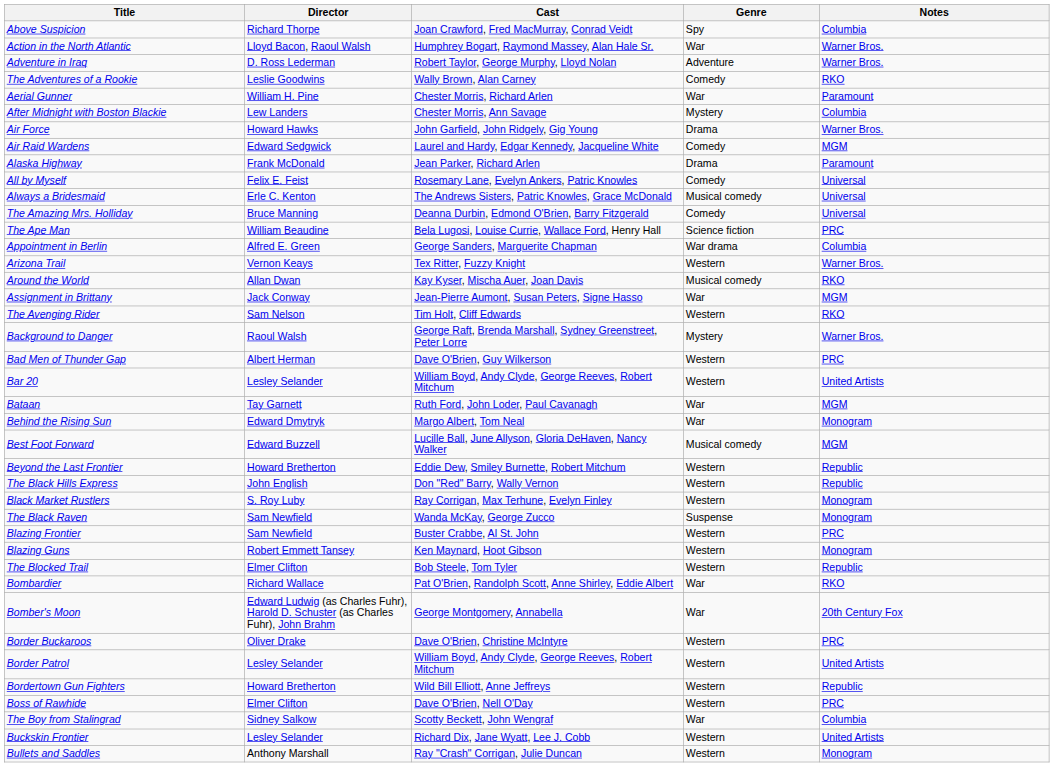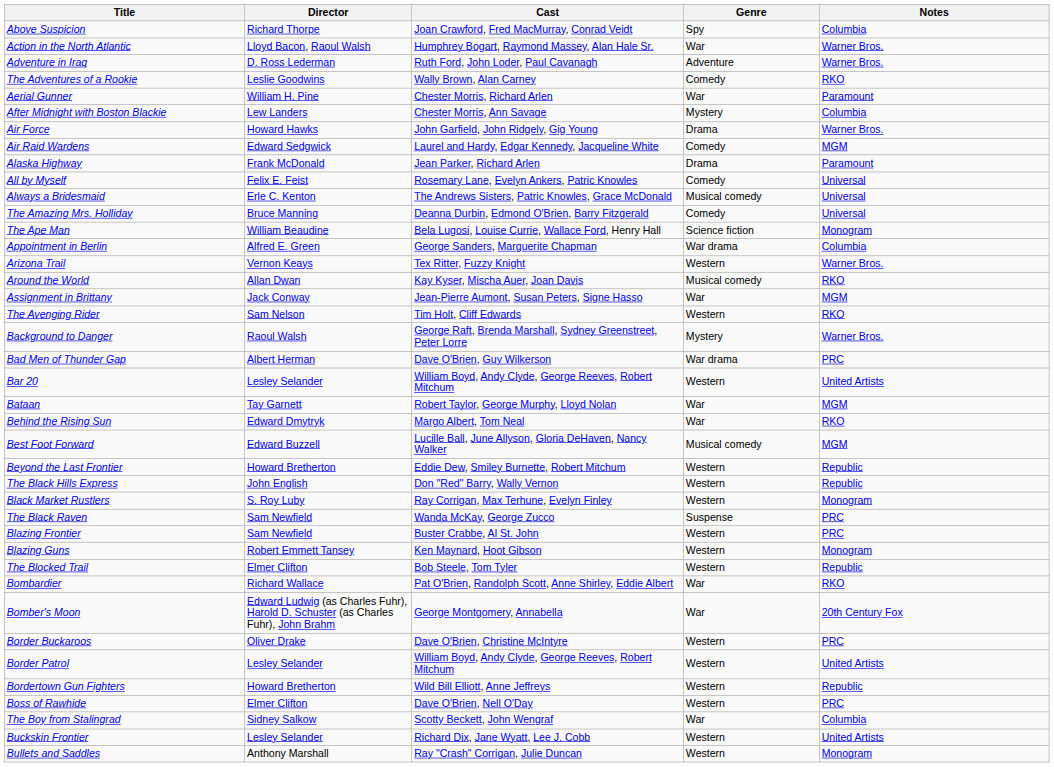(515, 63) Robert Taylor, George Murphy, Lloyd Nolan -> (506, 63) Ruth Ford, John Loder, Paul Cavanagh
(833, 230) PRC -> (847, 230) Monogram
(705, 359) Western -> (712, 359) War drama
(506, 405) Ruth Ford, John Loder, Paul Cavanagh -> (515, 405) Robert Taylor, George Murphy, Lloyd Nolan
(847, 421) Monogram -> (833, 421) RKO
(847, 517) Monogram -> (833, 517) PRC
